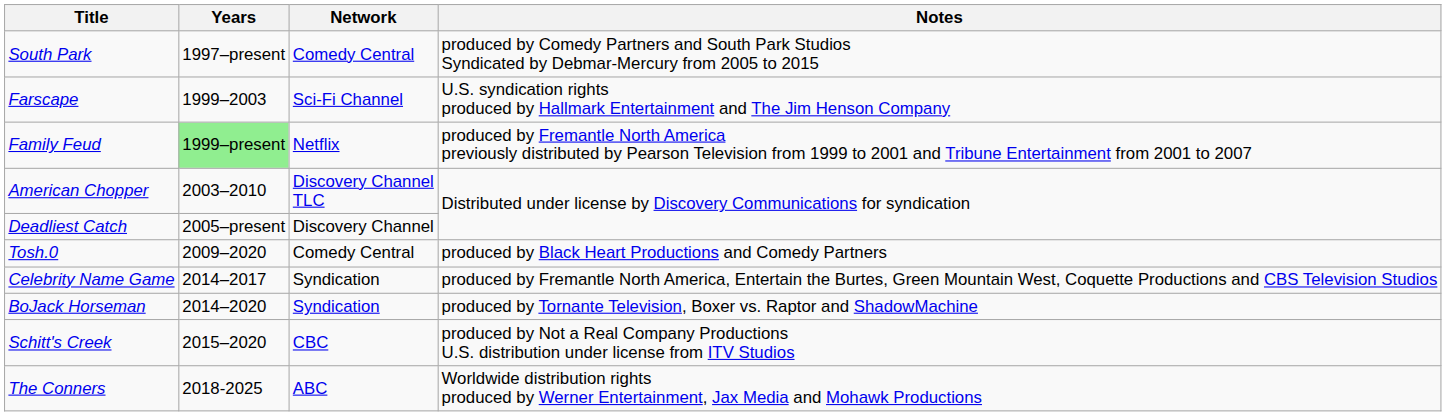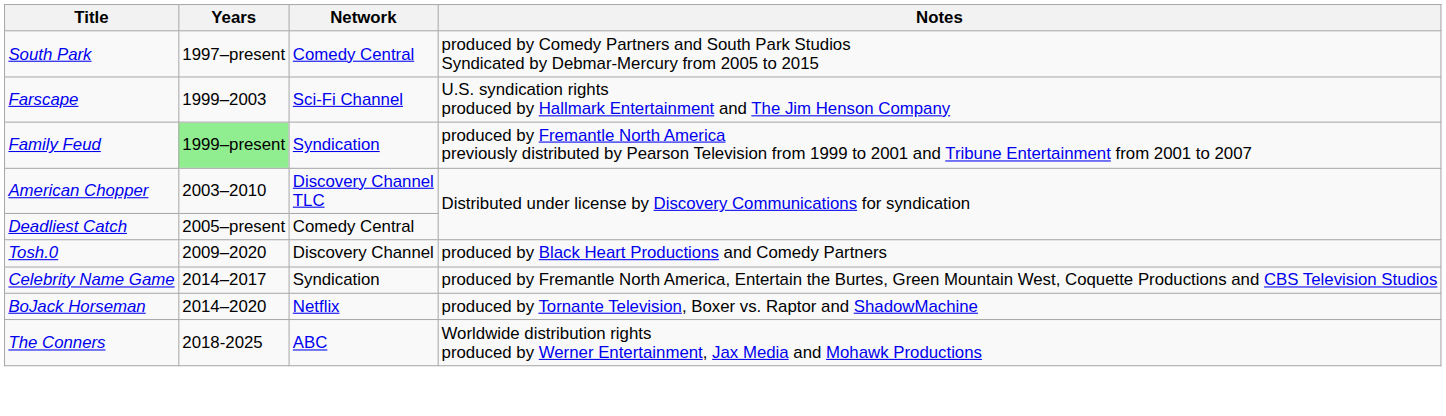(316, 145) Netflix -> (336, 145) Syndication
(363, 226) Discovery Channel -> (354, 226) Comedy Central
(354, 253) Comedy Central -> (363, 253) Discovery Channel
(336, 306) Syndication -> (316, 306) Netflix
- row: (60, 342)
